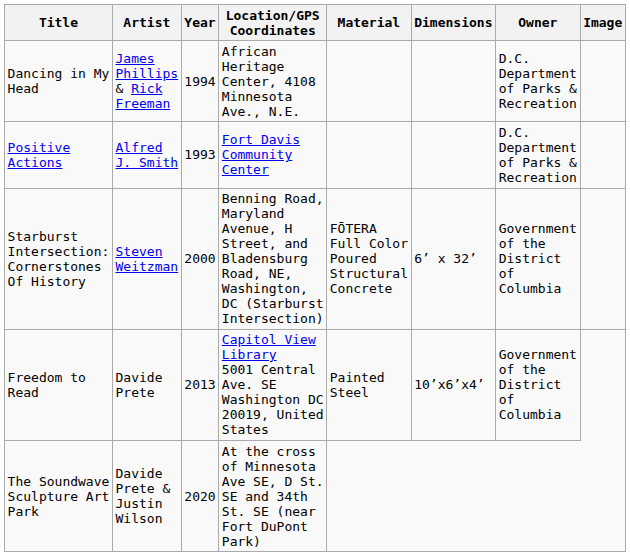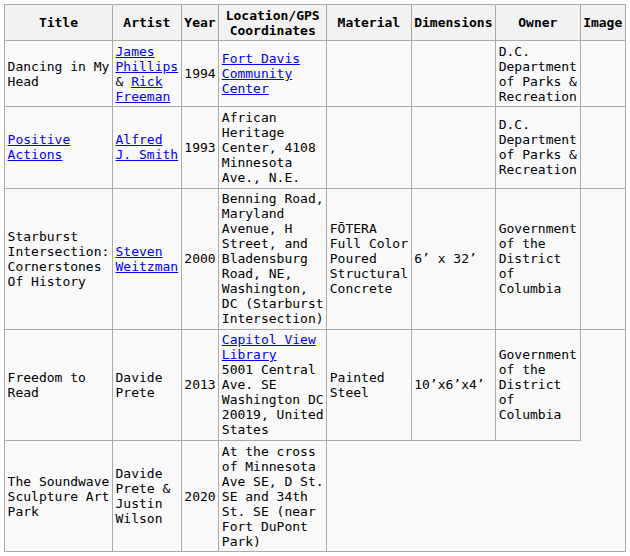(269, 81) African Heritage Center, 4108 Minnesota Ave., N.E. -> (261, 74) Fort Davis Community Center
(261, 155) Fort Davis Community Center -> (269, 147) African Heritage Center, 4108 Minnesota Ave., N.E.
